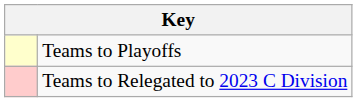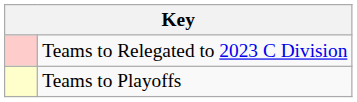rows swapped: (112, 50) <-> (195, 81)
